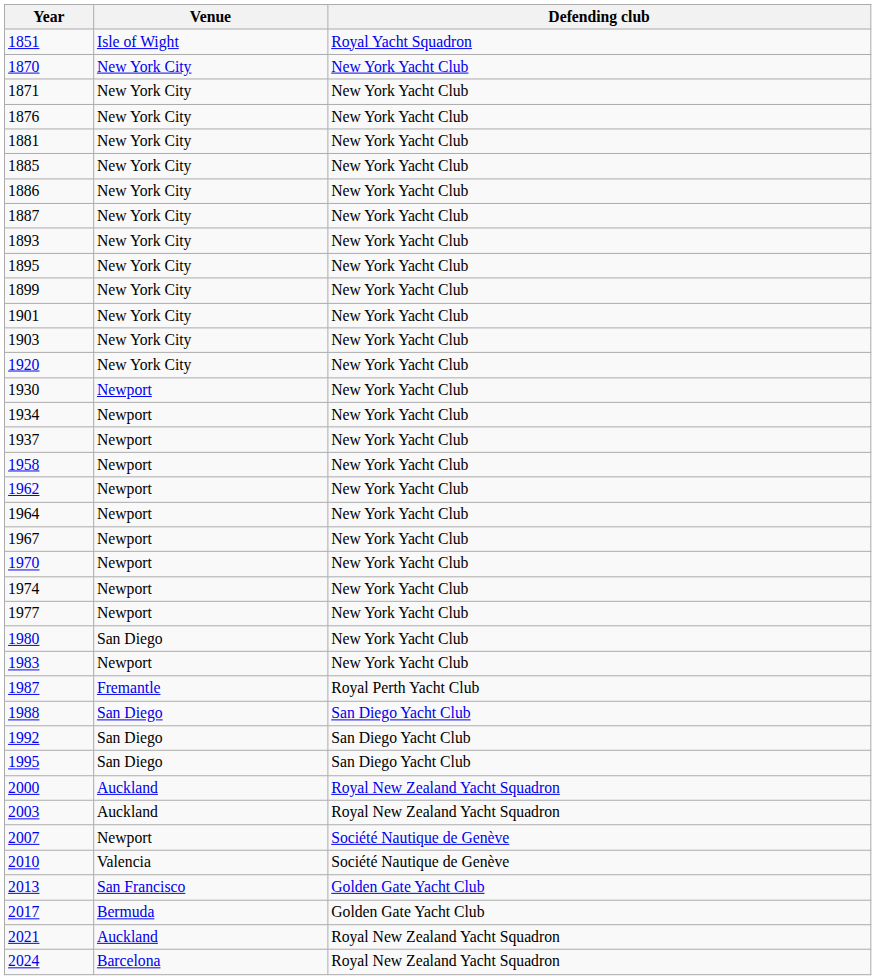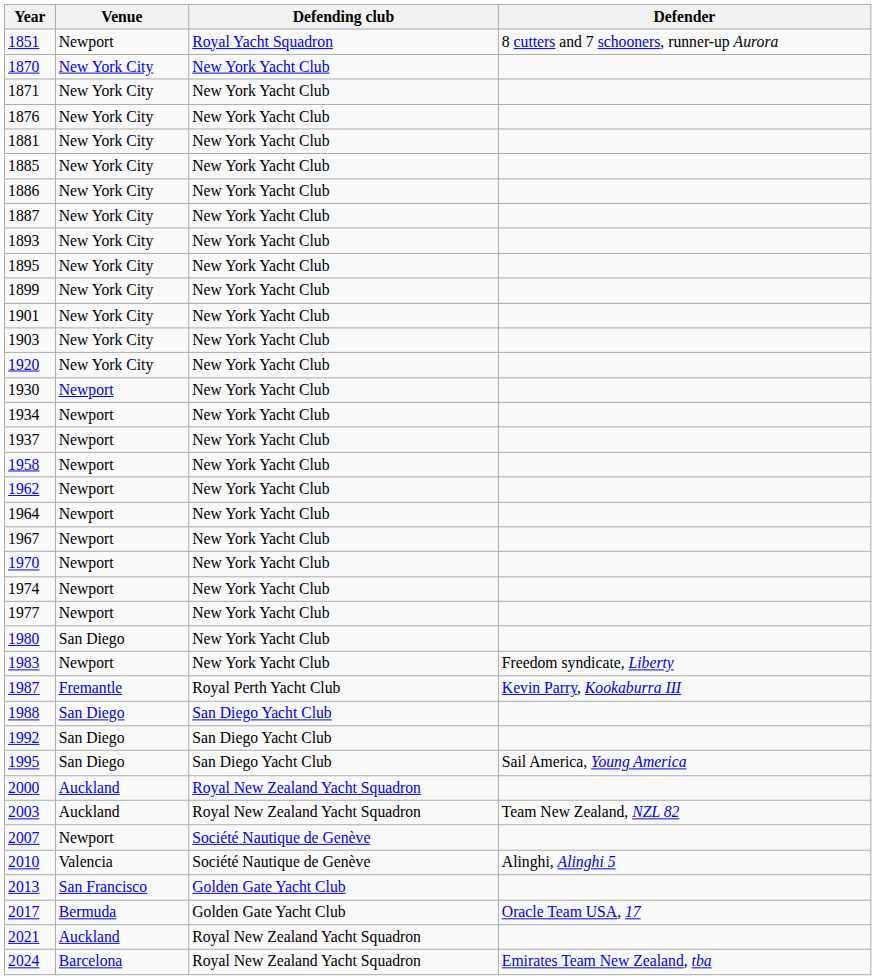+ column: (684, 16)
(138, 41) Isle of Wight -> (86, 41) Newport
